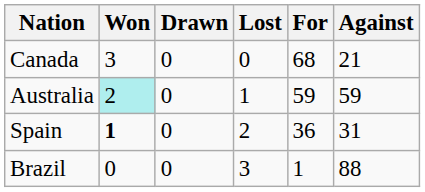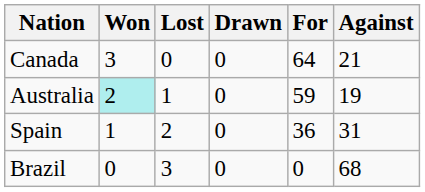columns swapped: (194, 22) <-> (260, 22)
(304, 58) 68 -> (304, 58) 64
(350, 95) 59 -> (350, 95) 19
(110, 131) bold -> (110, 131) normal
(298, 167) 1 -> (298, 167) 0
(350, 167) 88 -> (350, 167) 68
